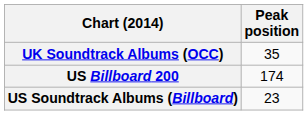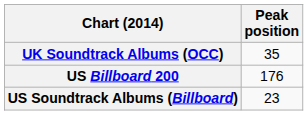(272, 76) 174 -> (272, 76) 176
